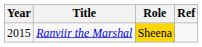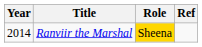(19, 32) 2015 -> (19, 32) 2014
